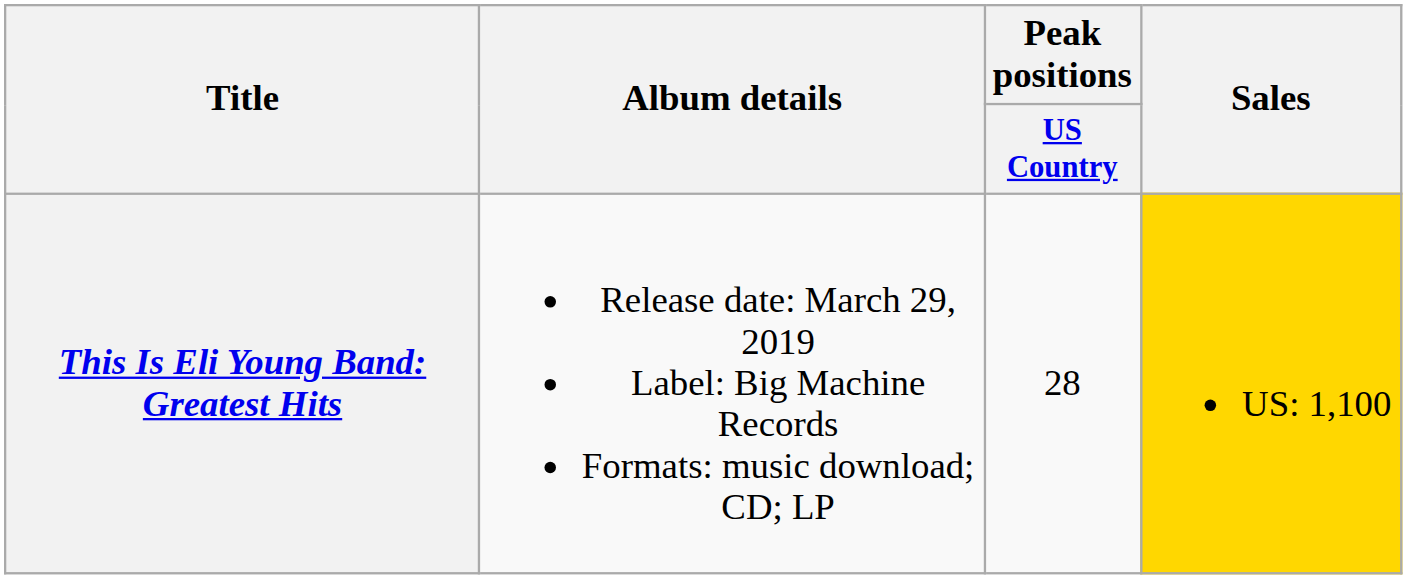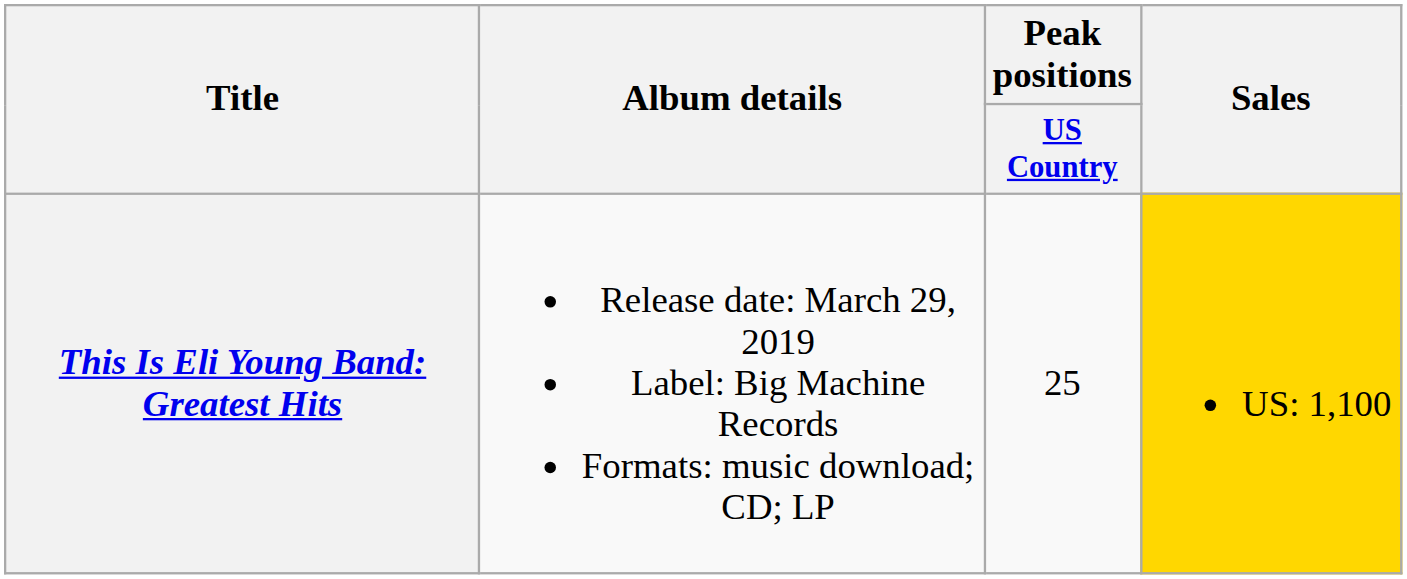(1062, 382) 28 -> (1062, 382) 25
